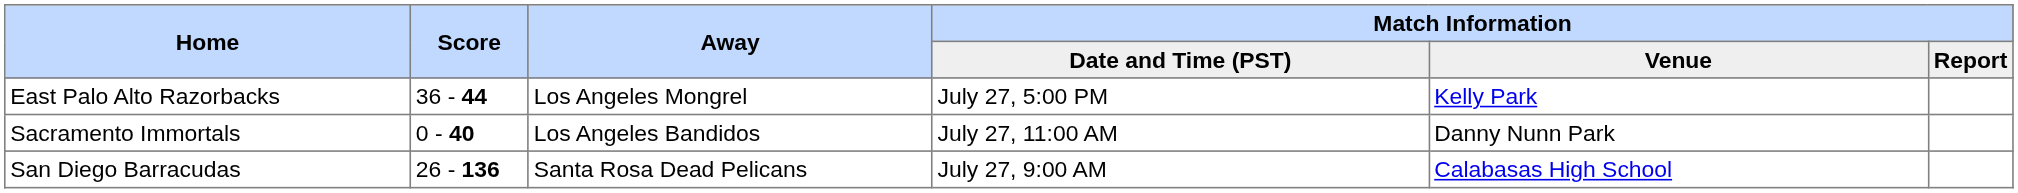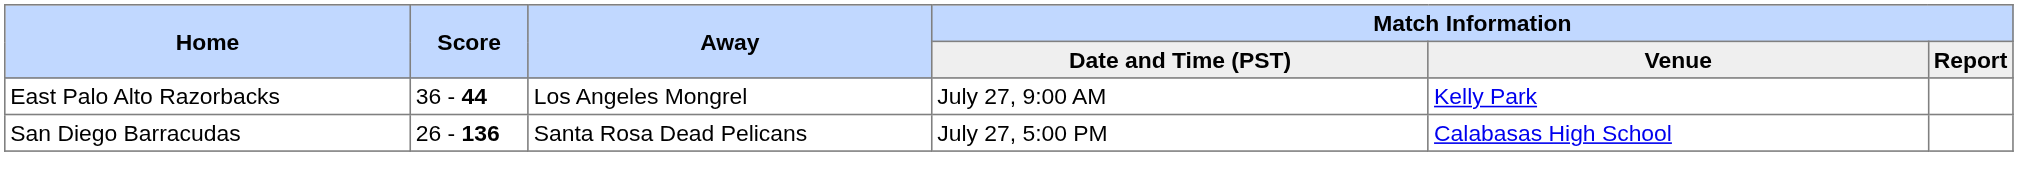(1023, 96) July 27, 5:00 PM -> (1022, 96) July 27, 9:00 AM
- row: (125, 133)
(1022, 169) July 27, 9:00 AM -> (1022, 133) July 27, 5:00 PM
